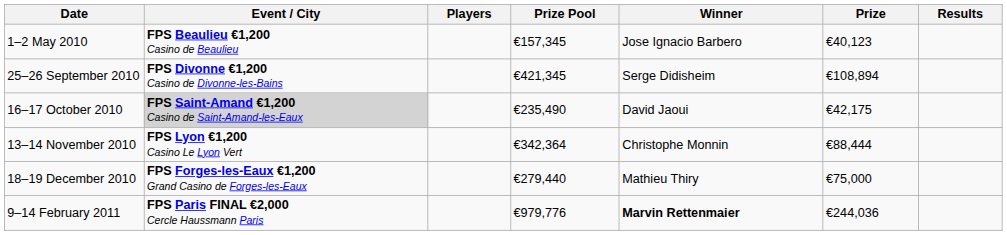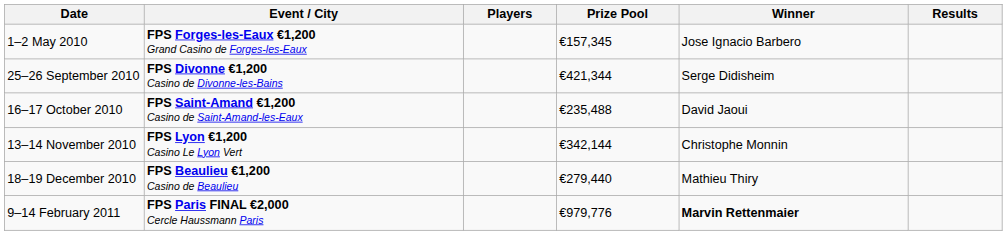- column: (871, 14)
(208, 41) FPS Beaulieu €1,200 Casino de Beaulieu -> (231, 41) FPS Forges-les-Eaux €1,200 Grand Casino de Forges-les-Eaux
(540, 75) €421,345 -> (585, 75) €421,344
(225, 110) lightgrey background -> (225, 110) no background
(540, 110) €235,490 -> (585, 110) €235,488
(540, 144) €342,364 -> (585, 144) €342,144
(231, 178) FPS Forges-les-Eaux €1,200 Grand Casino de Forges-les-Eaux -> (208, 178) FPS Beaulieu €1,200 Casino de Beaulieu
